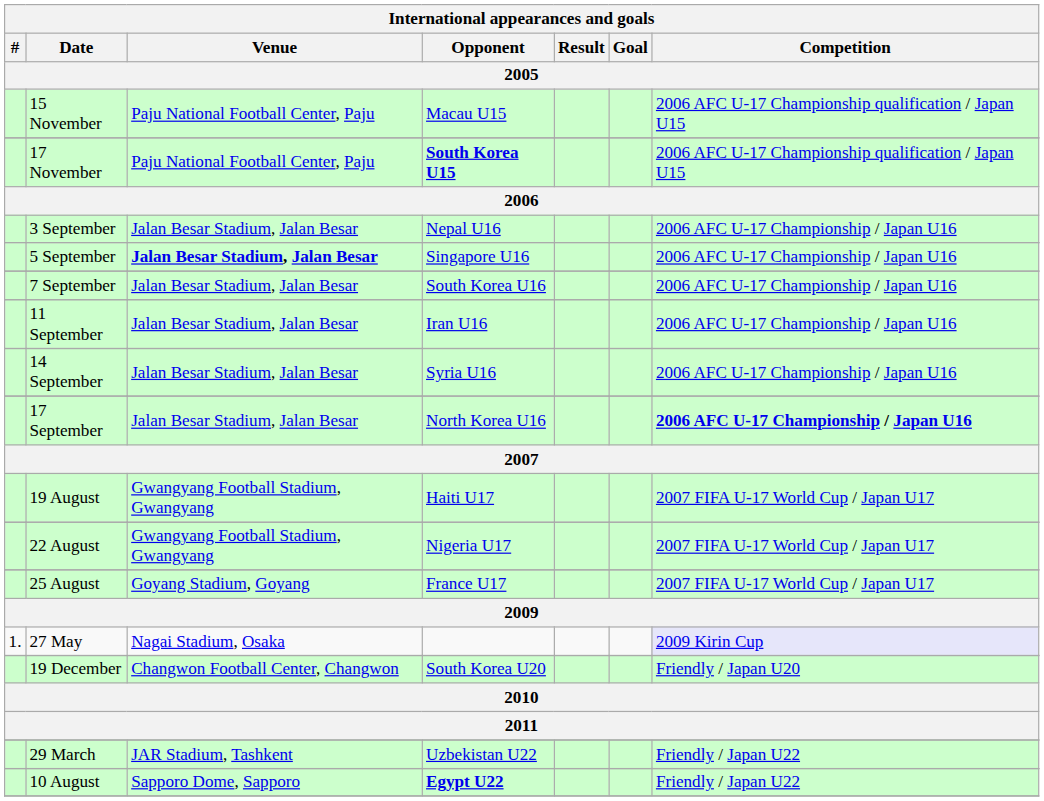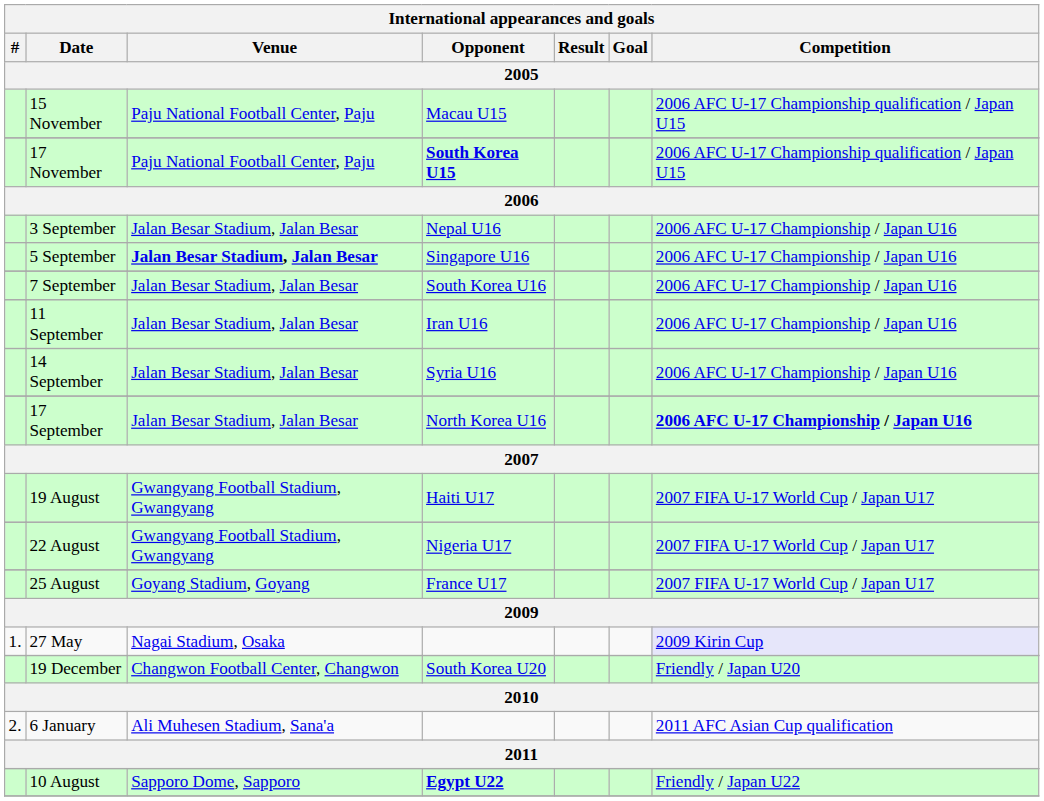+ row: (63, 725)
- row: (63, 754)
